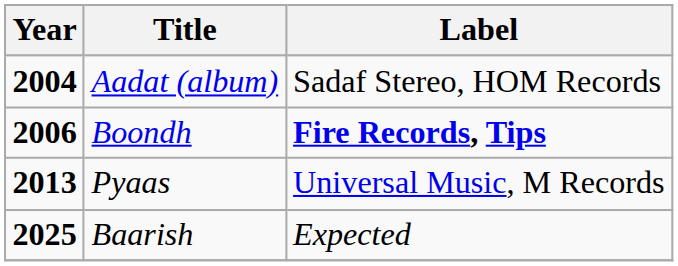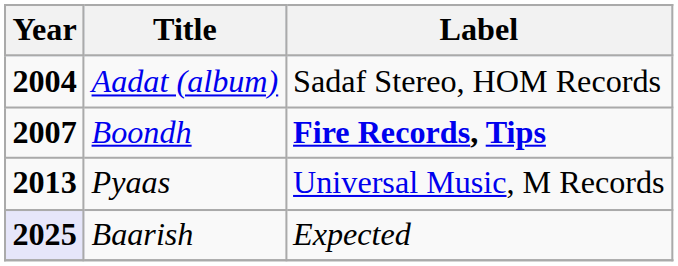(45, 132) 2006 -> (45, 132) 2007
(45, 234) no background -> (45, 234) lavender background
